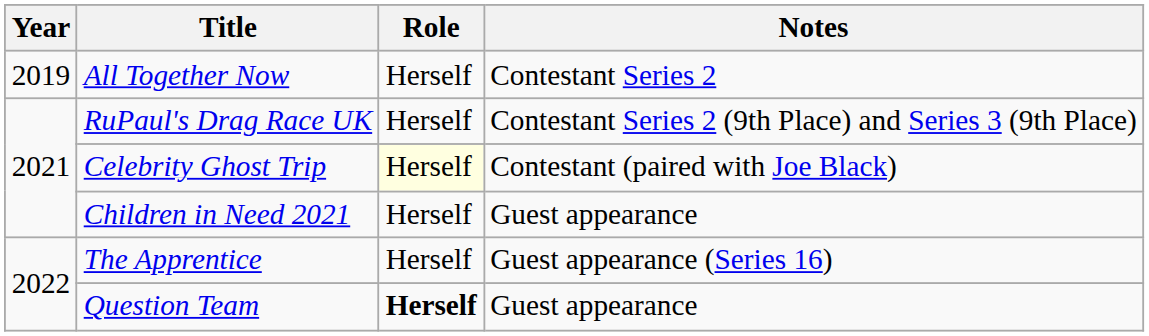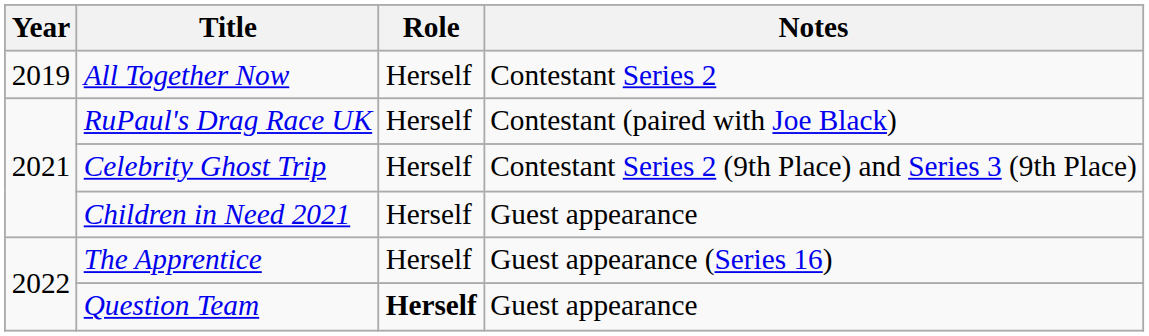(813, 120) Contestant Series 2 (9th Place) and Series 3 (9th Place) -> (693, 120) Contestant (paired with Joe Black)
(429, 167) lightyellow background -> (429, 167) no background
(693, 167) Contestant (paired with Joe Black) -> (813, 167) Contestant Series 2 (9th Place) and Series 3 (9th Place)
